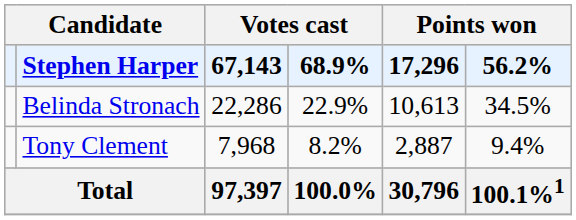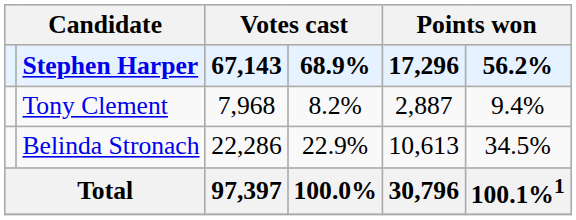rows swapped: (111, 106) <-> (95, 146)
